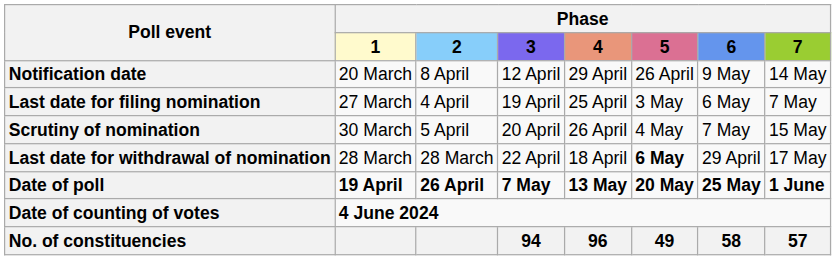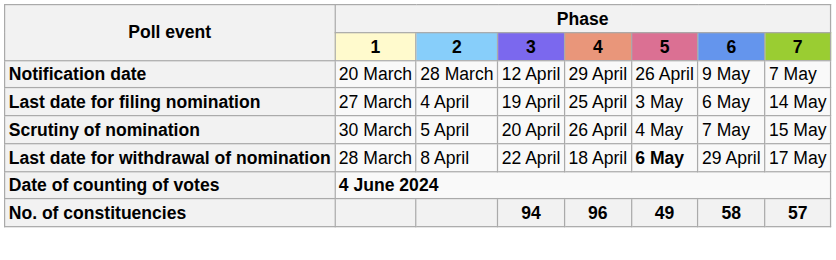(445, 74) 8 April -> (457, 74) 28 March
(798, 74) 14 May -> (793, 74) 7 May
(793, 102) 7 May -> (798, 102) 14 May
(457, 158) 28 March -> (445, 158) 8 April
- row: (57, 185)
